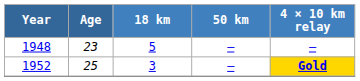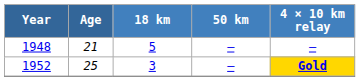(91, 47) 23 -> (91, 47) 21
